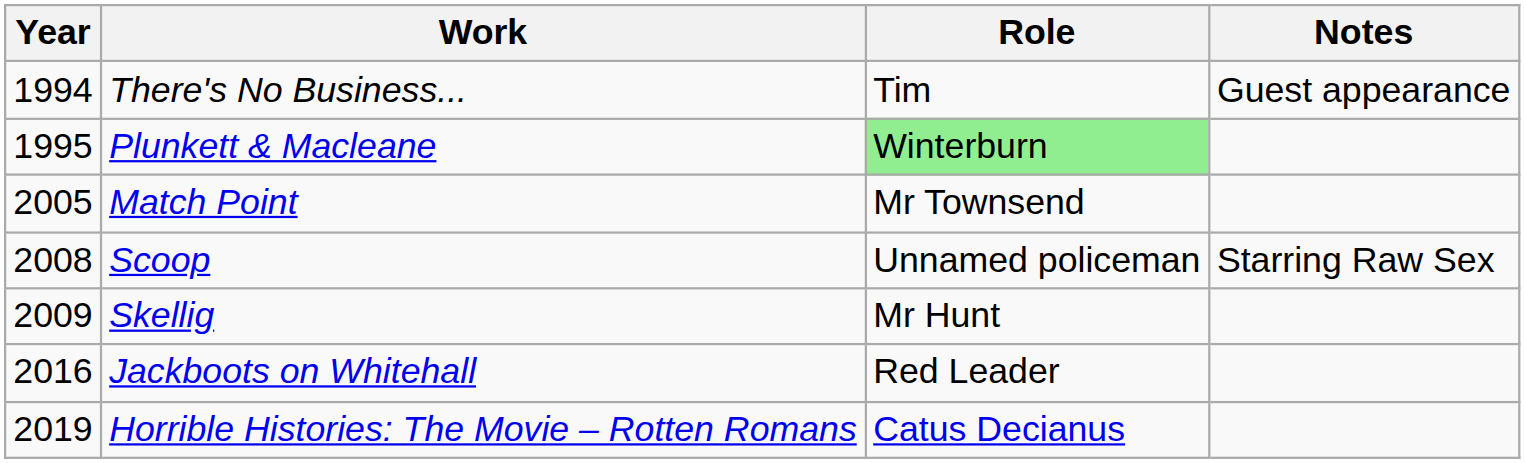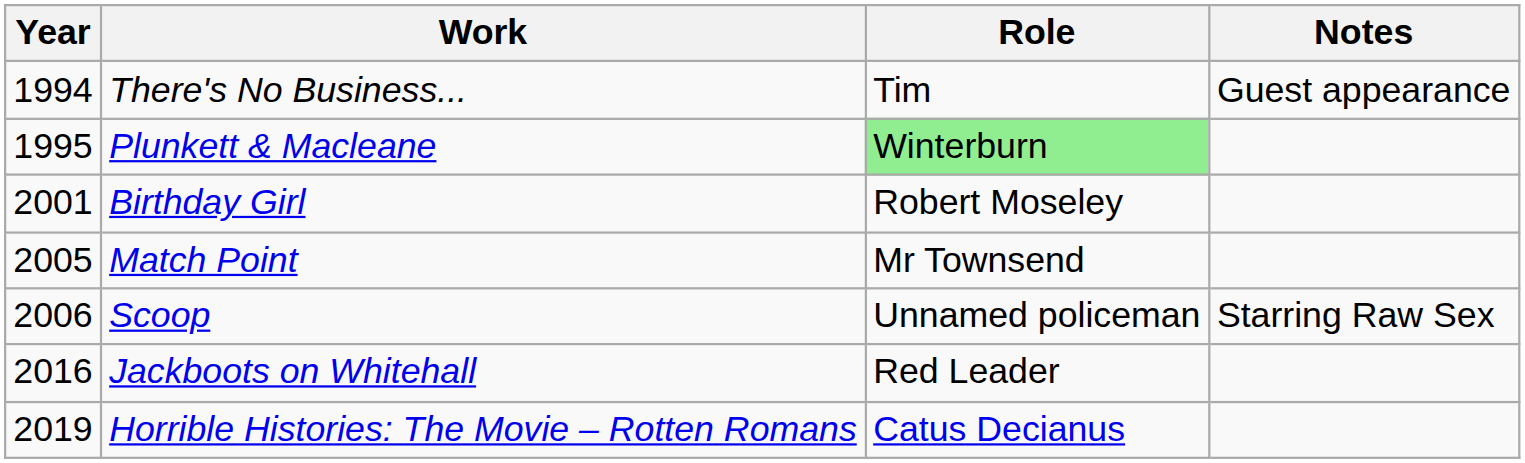+ row: (207, 202)
(53, 259) 2008 -> (53, 315) 2006
- row: (162, 315)
